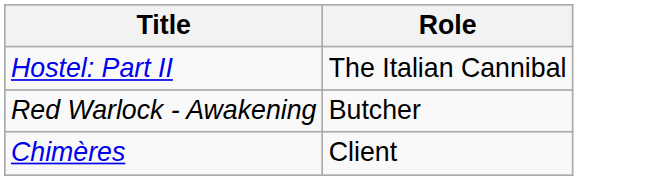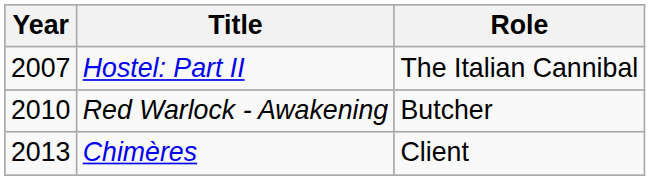+ column: (41, 25)
